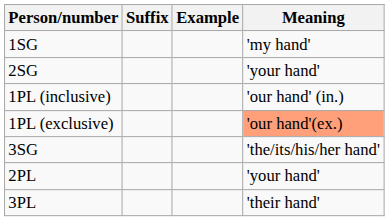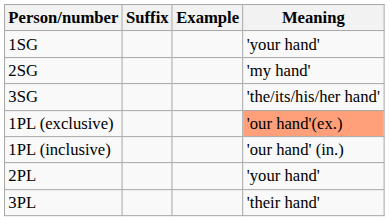(279, 44) 'my hand' -> (283, 44) 'your hand'
(283, 70) 'your hand' -> (279, 70) 'my hand'
rows swapped: (23, 149) <-> (60, 96)
